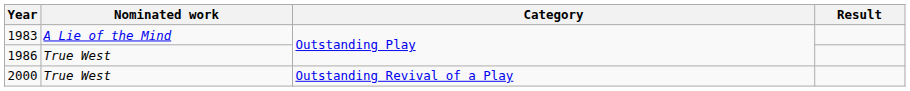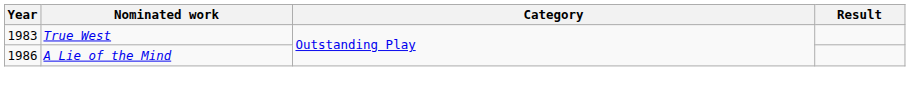(107, 35) A Lie of the Mind -> (77, 35) True West
(77, 55) True West -> (107, 55) A Lie of the Mind
- row: (22, 76)
